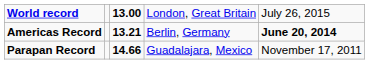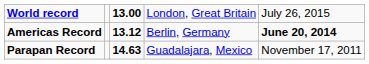(127, 31) 13.21 -> (127, 31) 13.12
(127, 50) 14.66 -> (127, 50) 14.63
